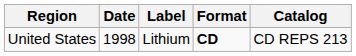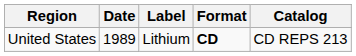(119, 39) 1998 -> (119, 39) 1989
